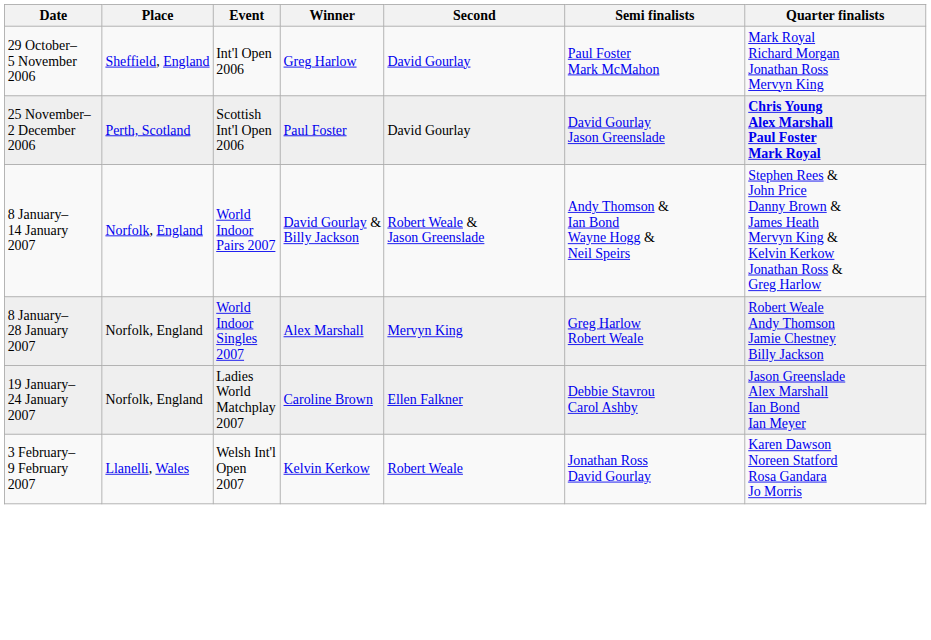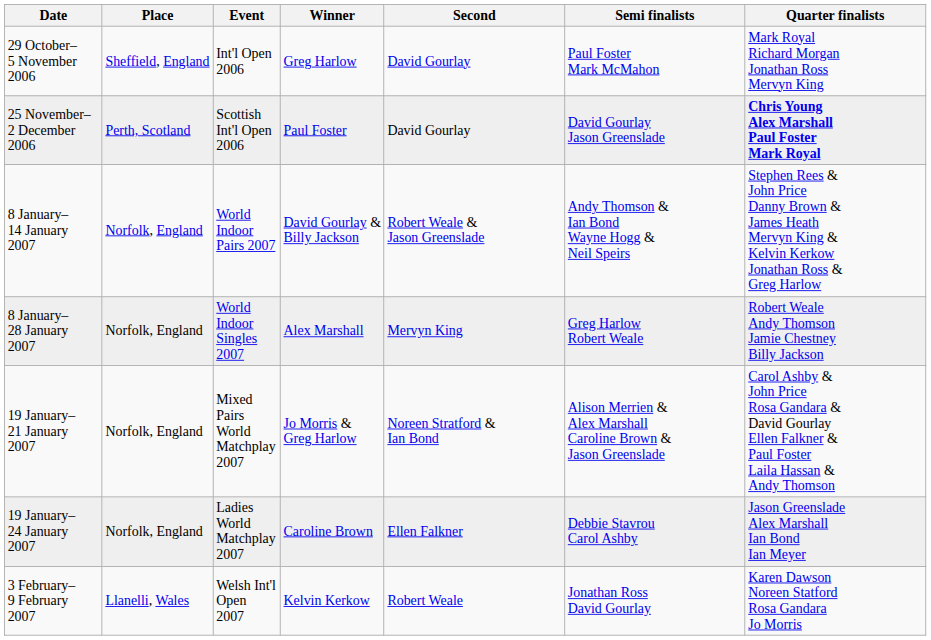+ row: (41, 431)
